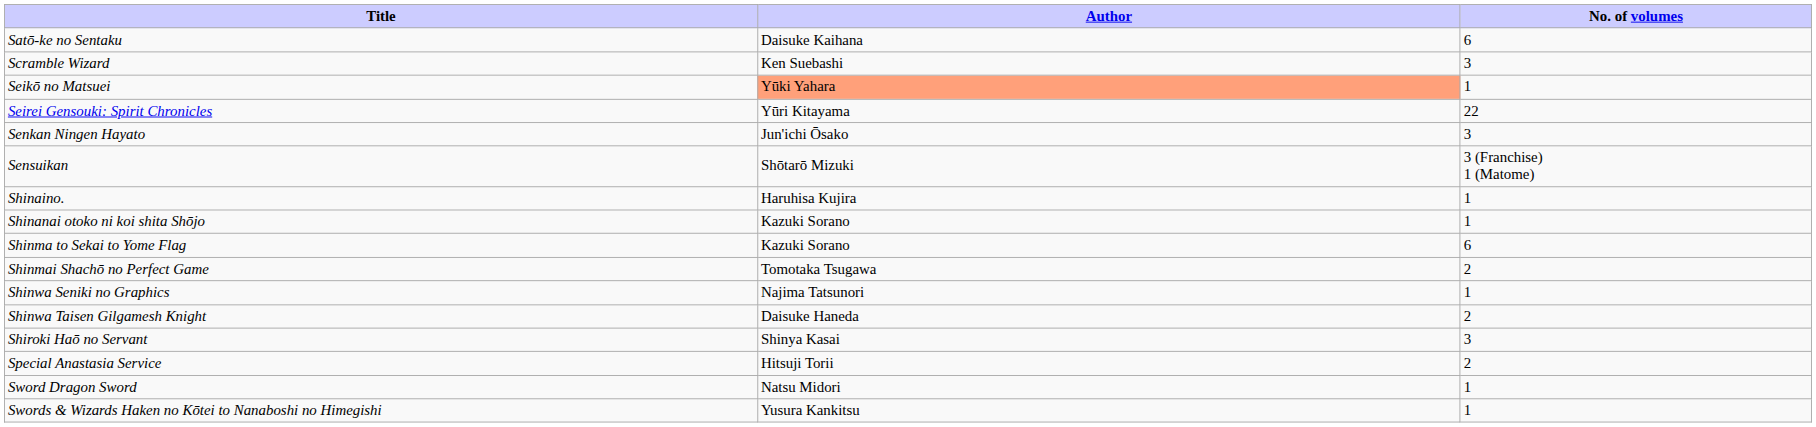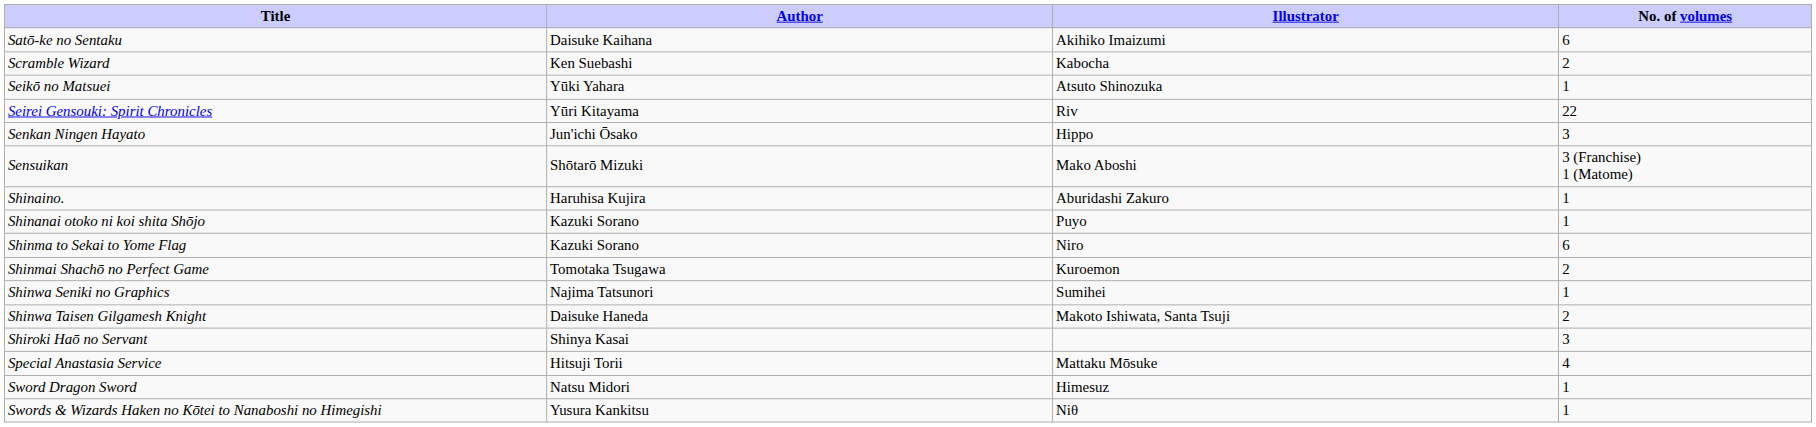+ column: (1306, 16)
(1467, 63) 3 -> (1566, 63) 2
(798, 87) lightsalmon background -> (587, 87) no background
(1467, 363) 2 -> (1566, 363) 4
